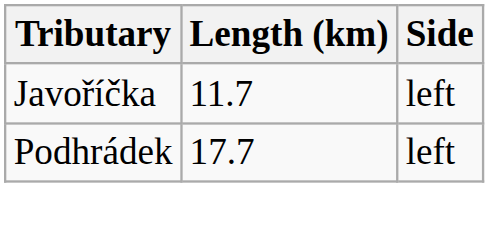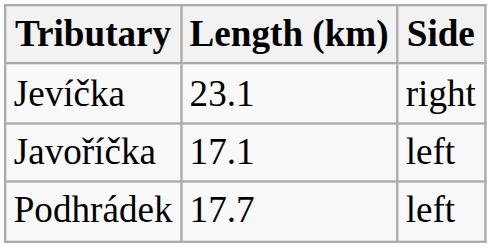+ row: (69, 92)
(221, 92) 11.7 -> (222, 151) 17.1
